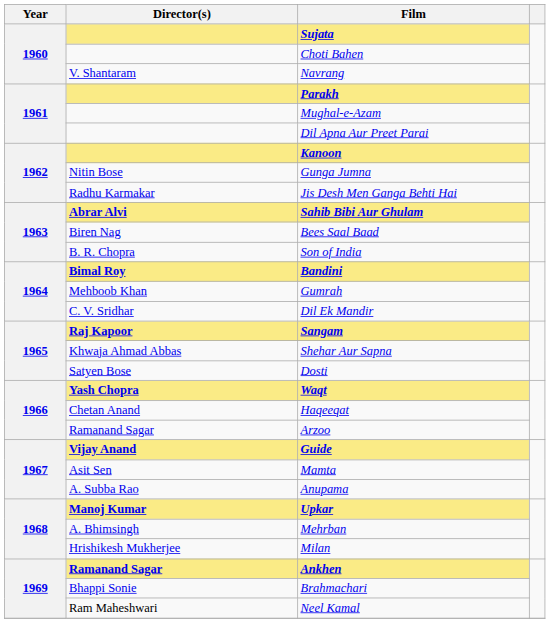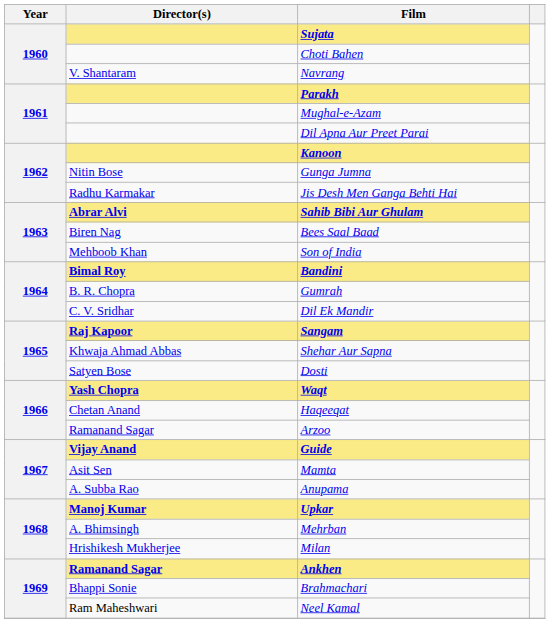(102, 251) B. R. Chopra -> (108, 251) Mehboob Khan
(108, 291) Mehboob Khan -> (102, 291) B. R. Chopra
